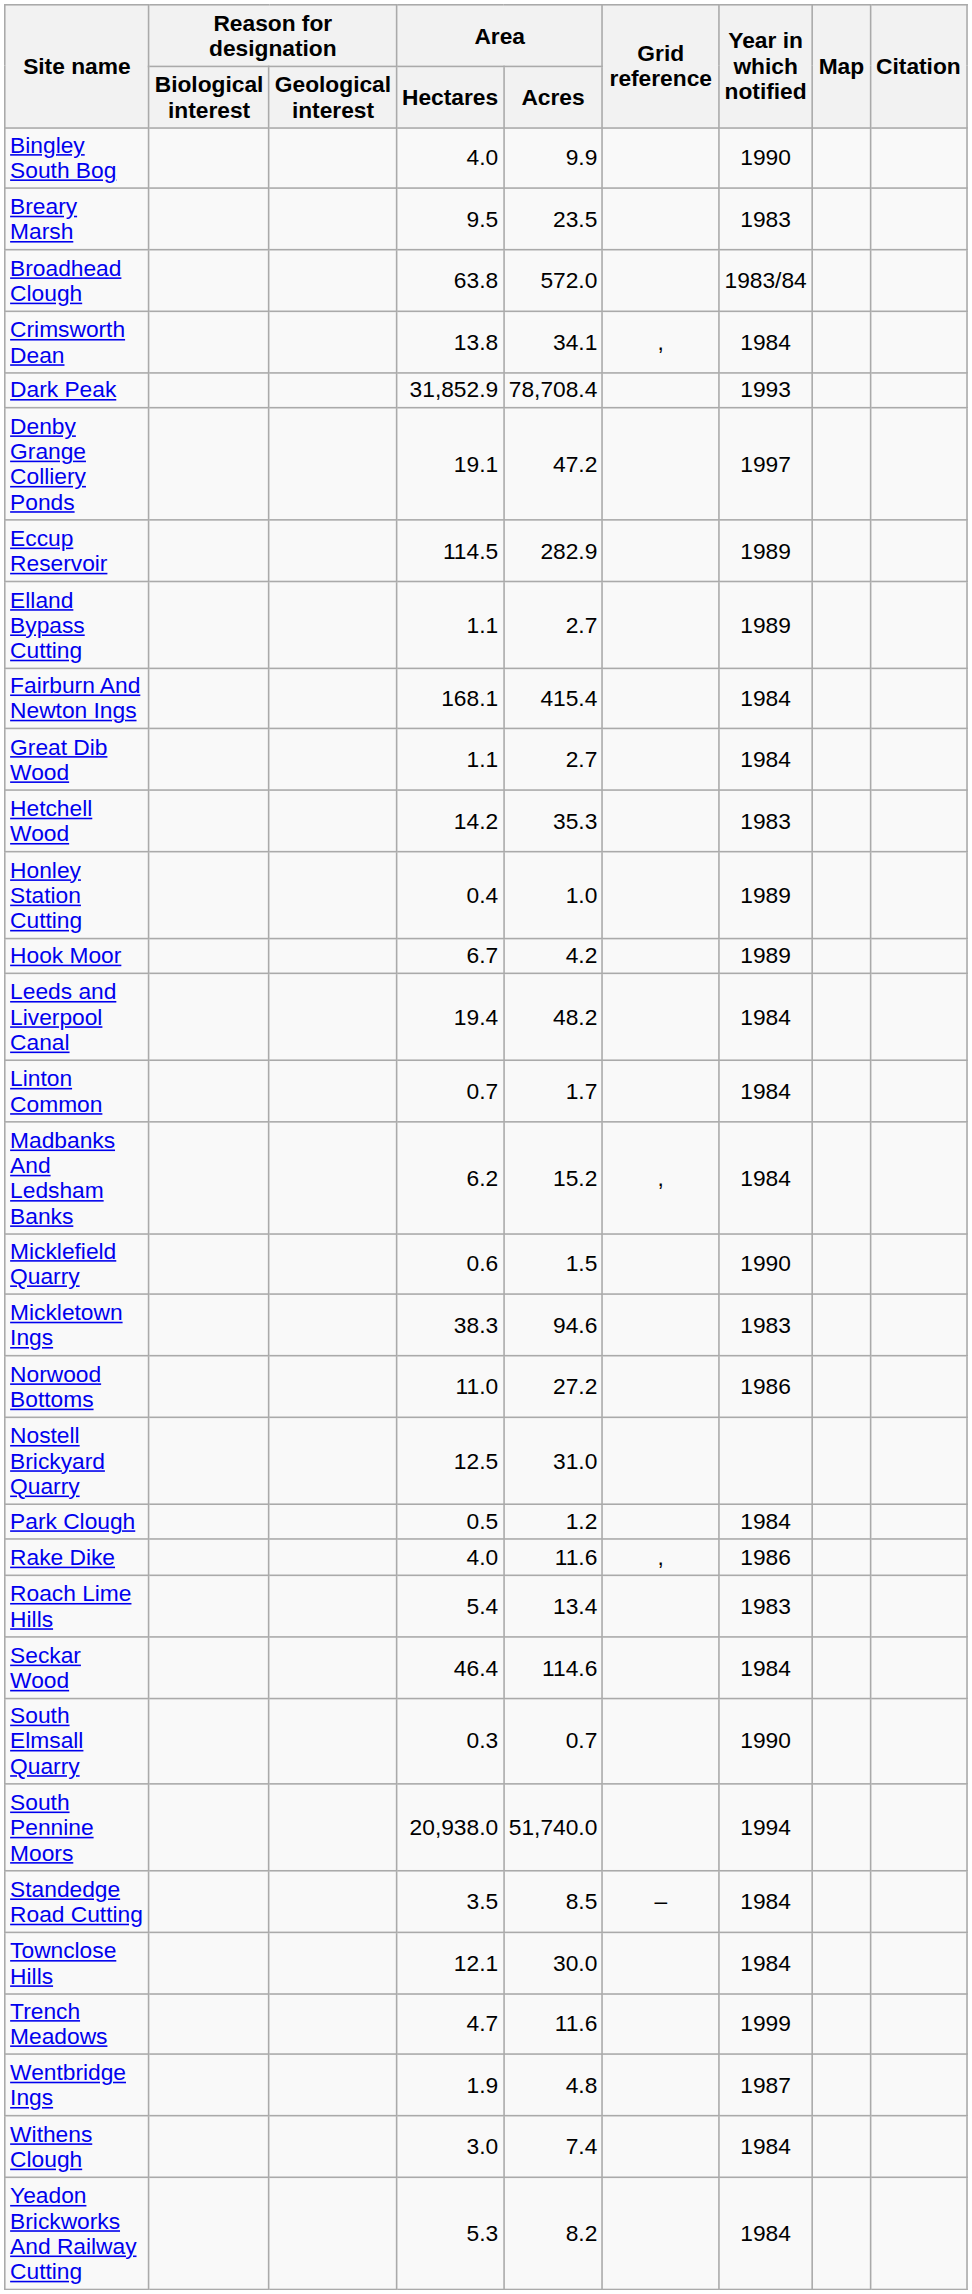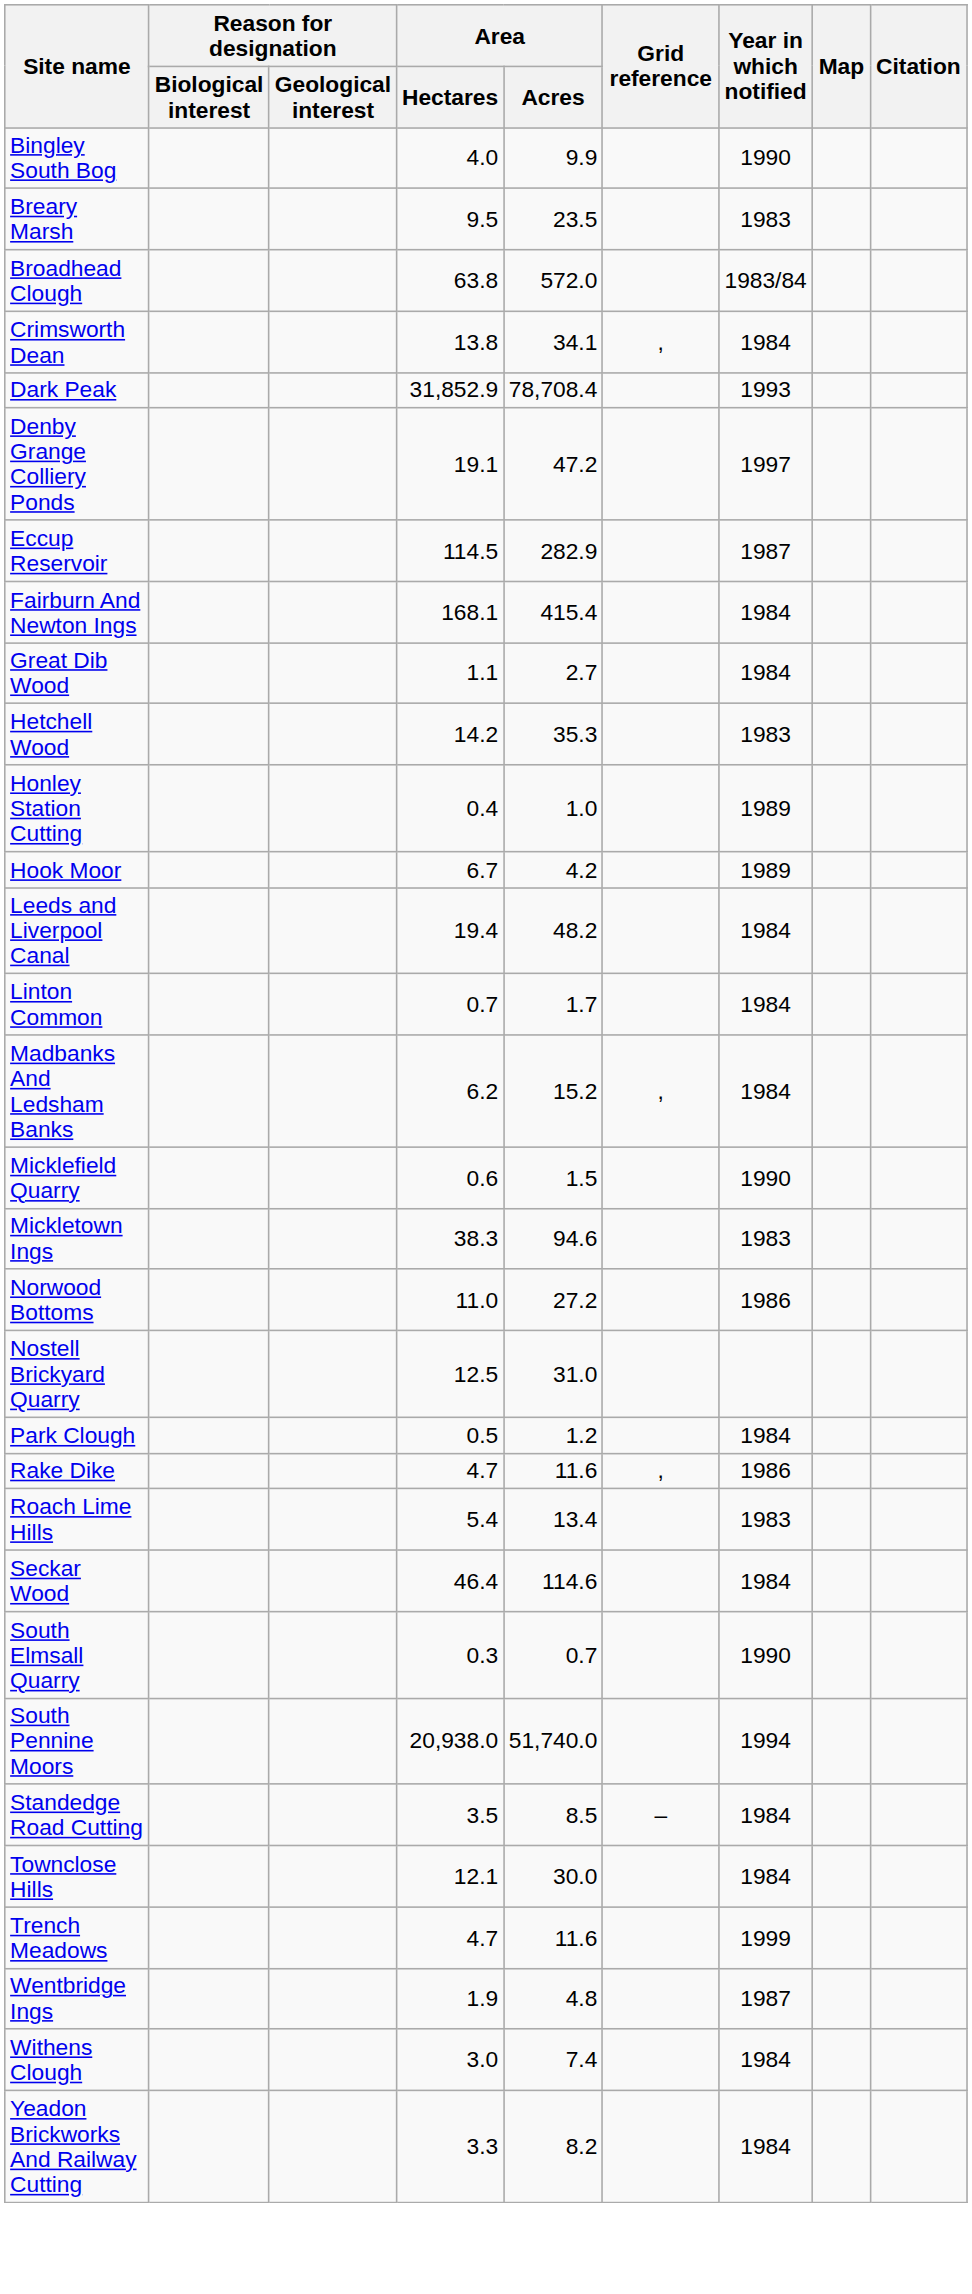(766, 551) 1989 -> (766, 551) 1987
- row: (47, 625)
(482, 1558) 4.0 -> (482, 1471) 4.7
(482, 2233) 5.3 -> (482, 2147) 3.3
